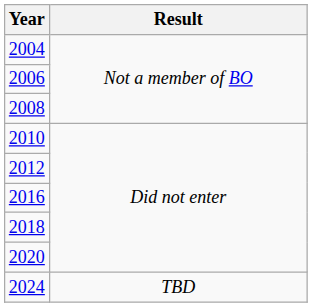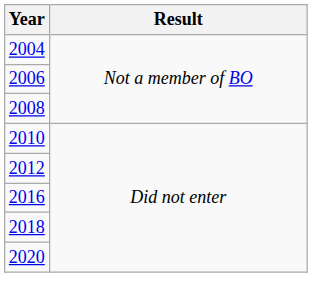- row: (27, 286)
